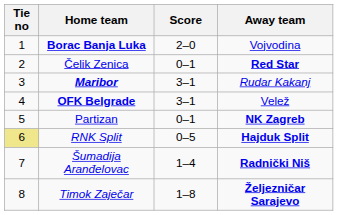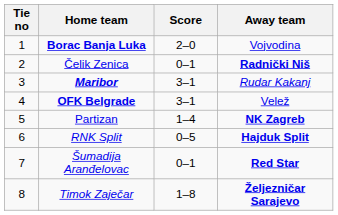(275, 63) Red Star -> (275, 63) Radnički Niš
(186, 119) 0–1 -> (186, 119) 1–4
(22, 138) khaki background -> (22, 138) no background
(186, 163) 1–4 -> (186, 163) 0–1
(275, 163) Radnički Niš -> (275, 163) Red Star
